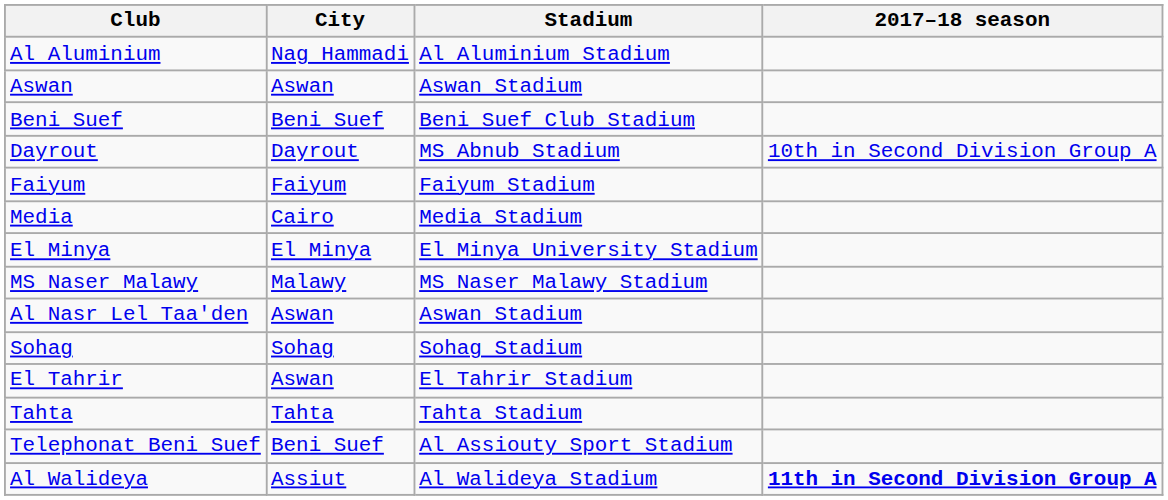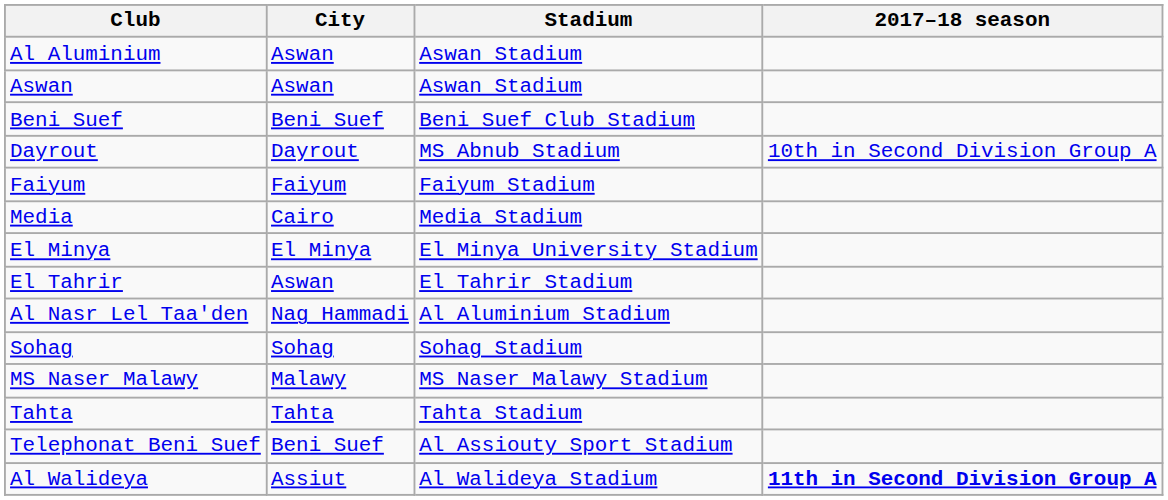(340, 54) Nag Hammadi -> (302, 54) Aswan
(545, 54) Al Aluminium Stadium -> (501, 54) Aswan Stadium
rows swapped: (104, 283) <-> (66, 381)
(302, 315) Aswan -> (340, 315) Nag Hammadi
(501, 315) Aswan Stadium -> (545, 315) Al Aluminium Stadium
